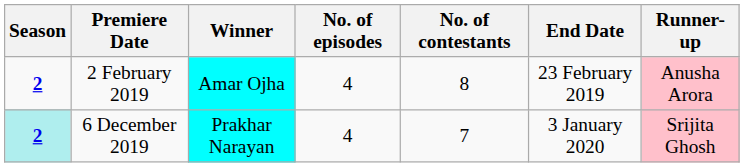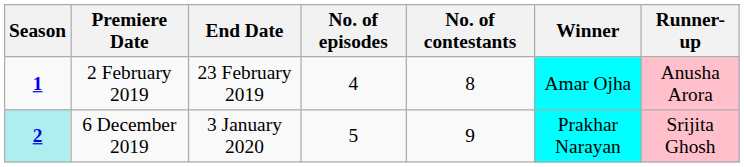columns swapped: (585, 30) <-> (242, 30)
(38, 83) 2 -> (38, 83) 1
(348, 135) 4 -> (353, 135) 5
(464, 135) 7 -> (470, 135) 9
